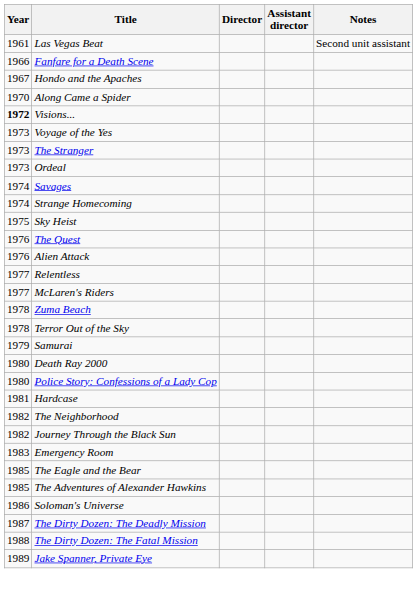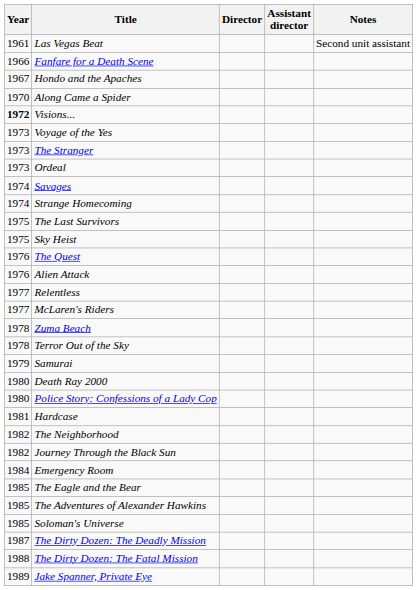+ row: (77, 221)
(18, 452) 1983 -> (18, 470) 1984
(18, 505) 1986 -> (18, 523) 1985
